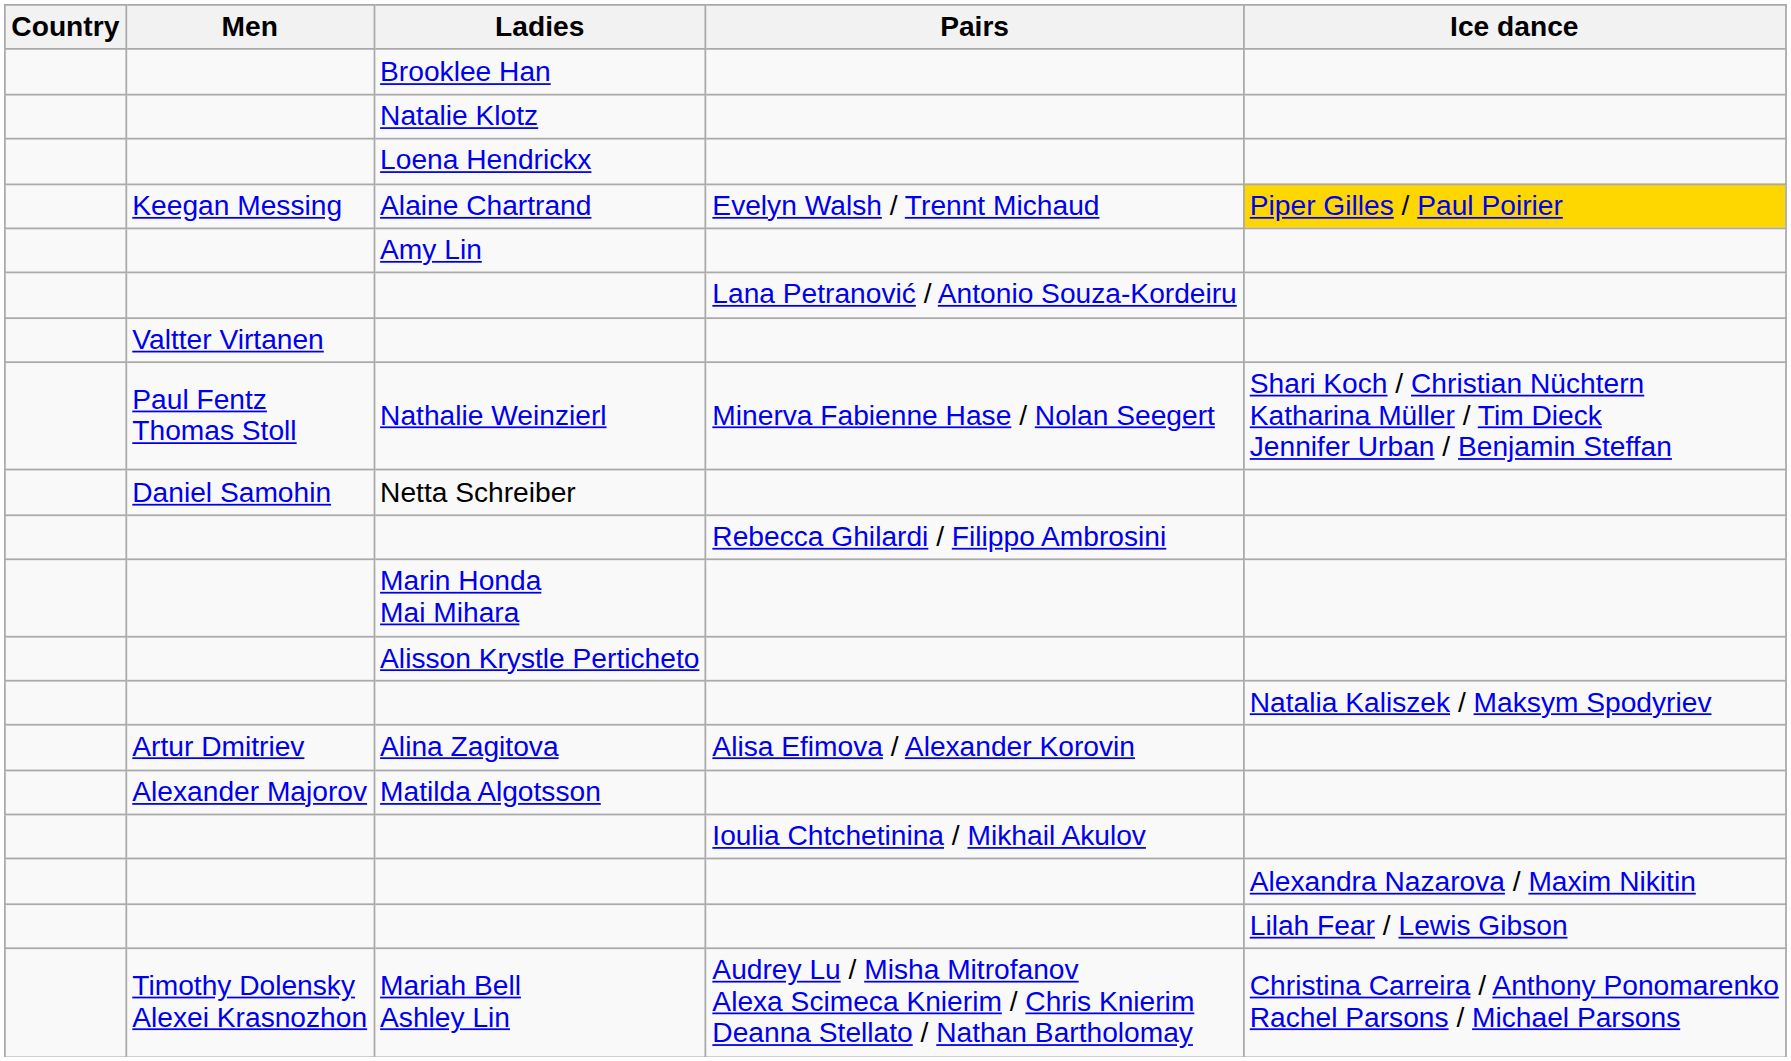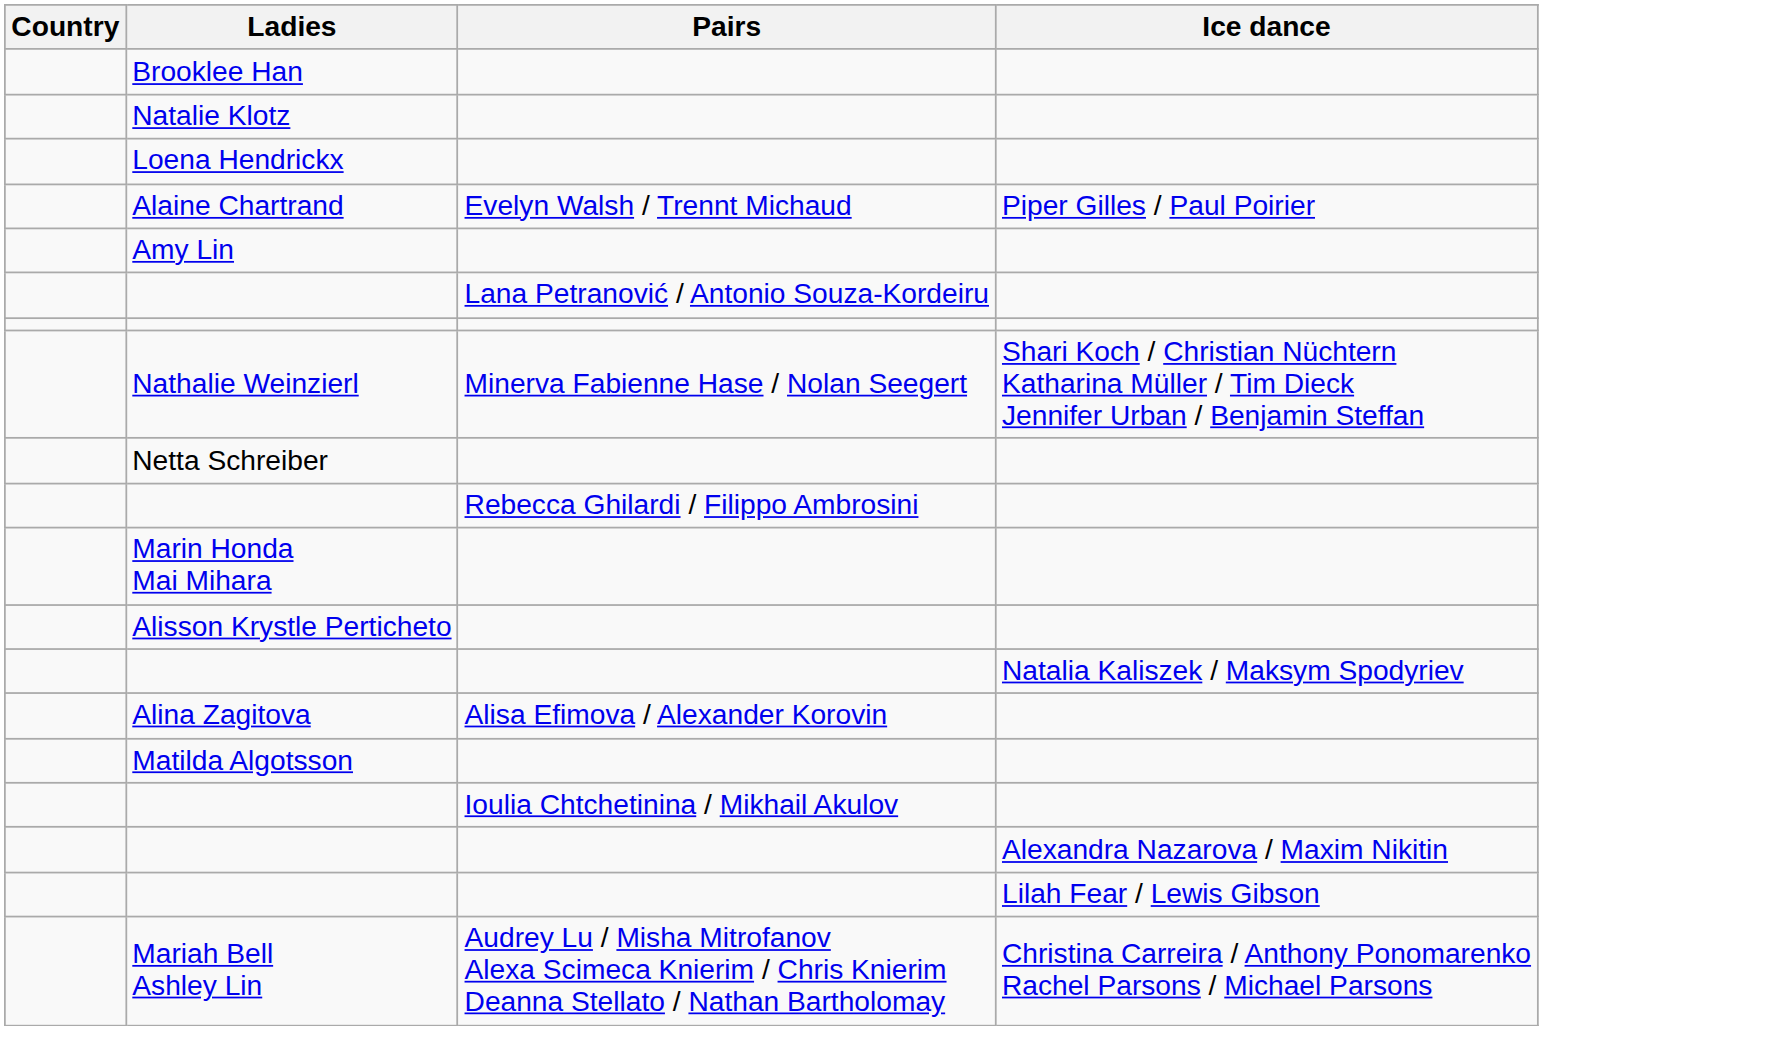- column: (250, 26)
(1406, 205) gold background -> (1158, 205) no background
